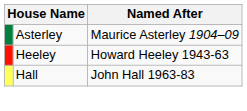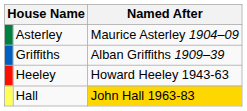+ row: (38, 55)
(143, 75) no background -> (143, 95) gold background
